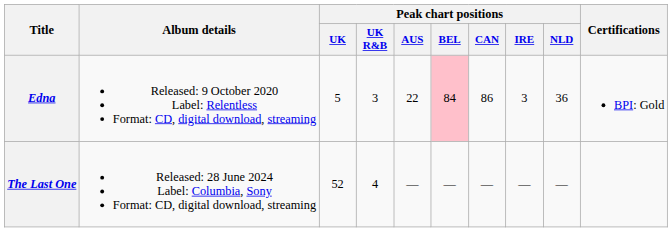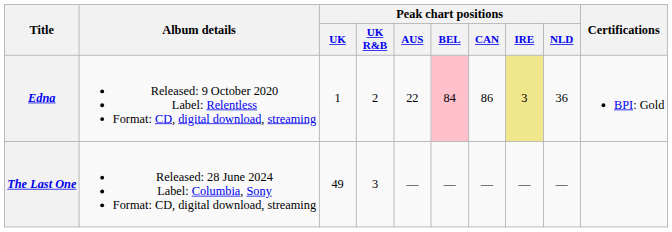(338, 98) 5 -> (338, 98) 1
(375, 98) 3 -> (375, 98) 2
(524, 98) no background -> (524, 98) khaki background
(338, 184) 52 -> (338, 184) 49
(375, 184) 4 -> (375, 184) 3
